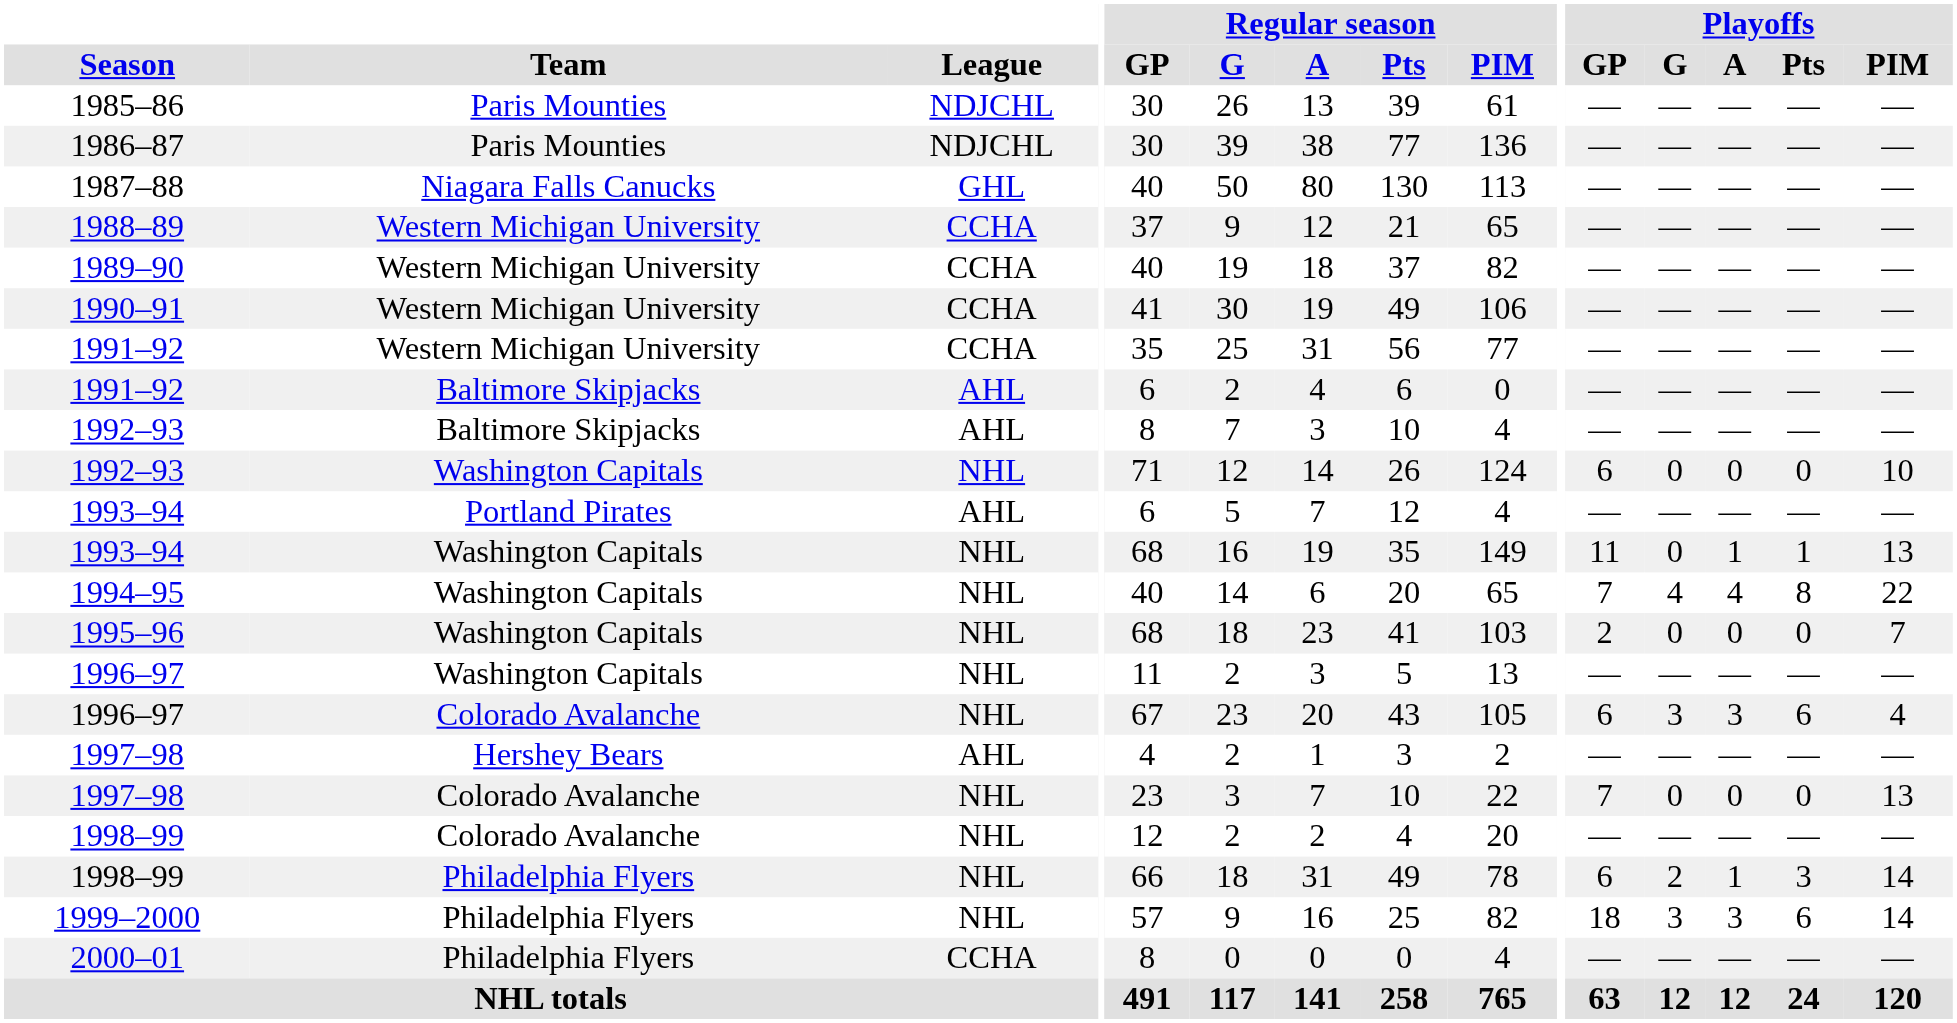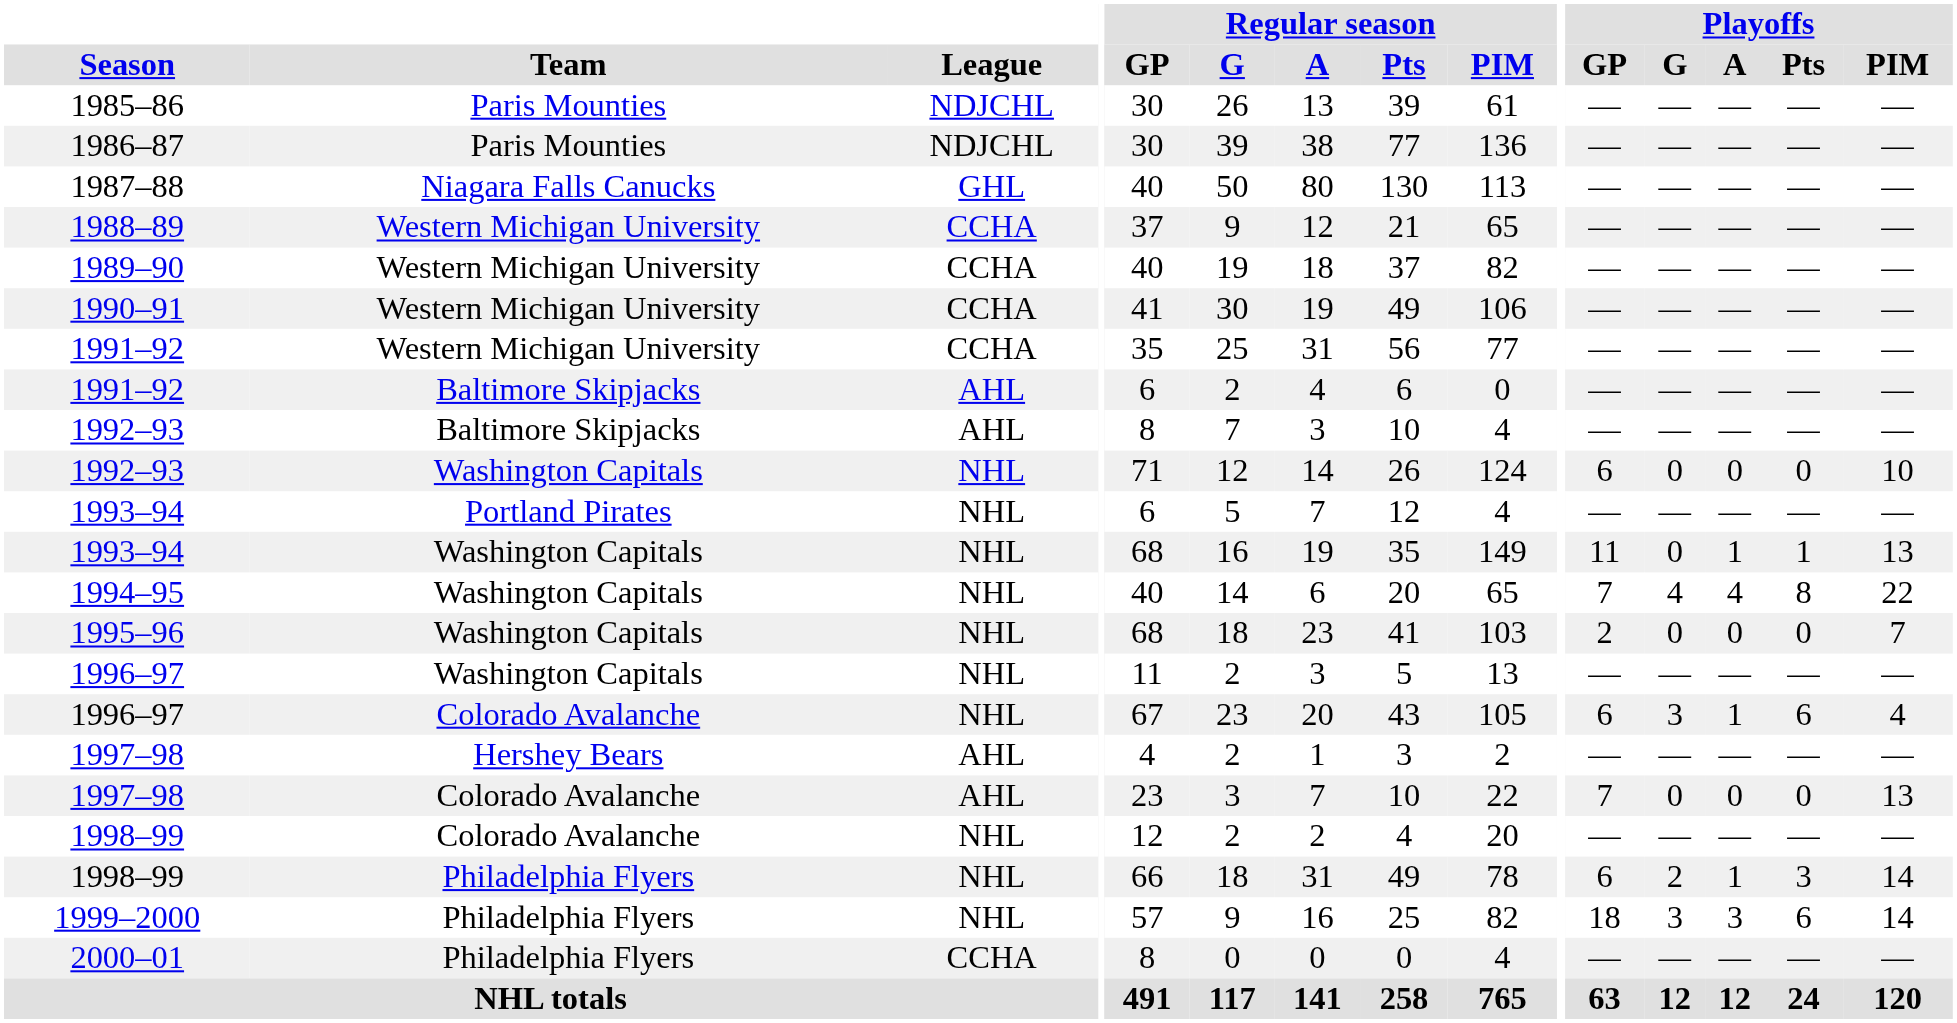(992, 510) AHL -> (992, 510) NHL
(1735, 713) 3 -> (1735, 713) 1
(992, 795) NHL -> (992, 795) AHL
